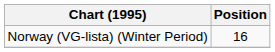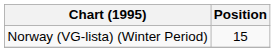(240, 36) 16 -> (240, 36) 15
